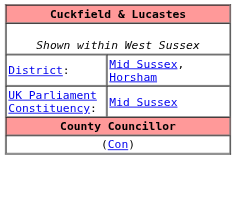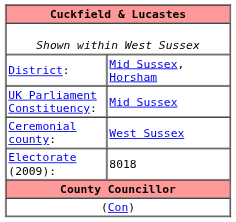+ row: (42, 133)
+ row: (42, 164)
